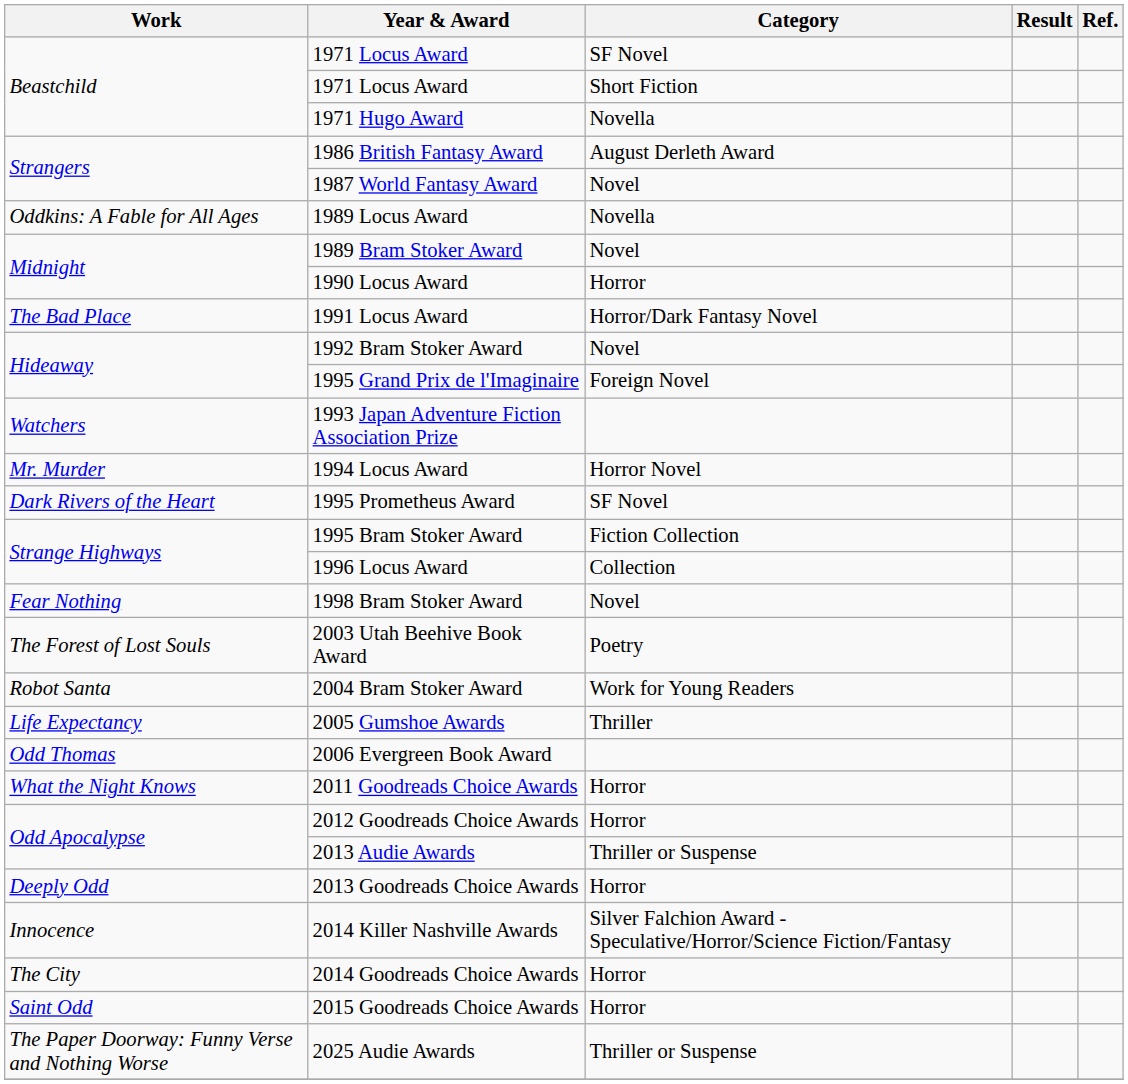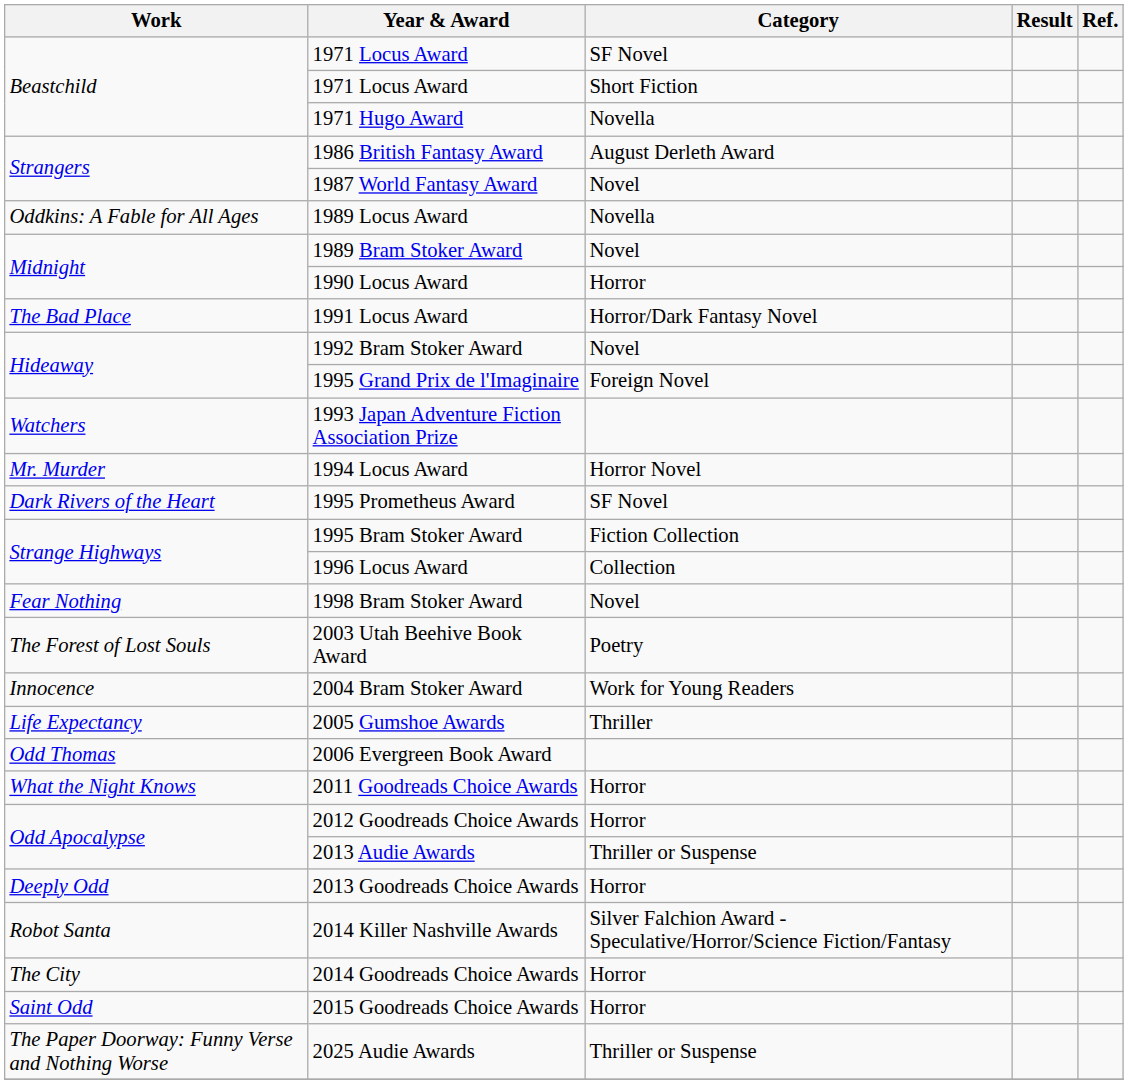(60, 689) Robot Santa -> (52, 689) Innocence
(52, 929) Innocence -> (60, 929) Robot Santa
